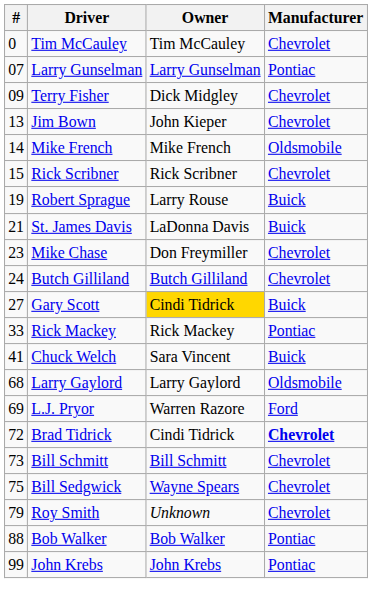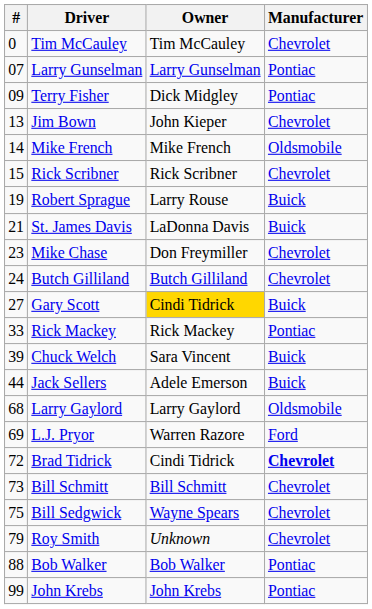(299, 95) Chevrolet -> (292, 95) Pontiac
(16, 356) 41 -> (16, 356) 39
+ row: (69, 382)
